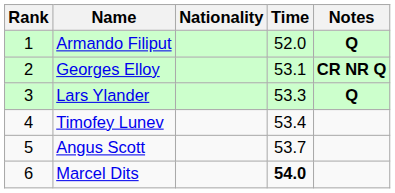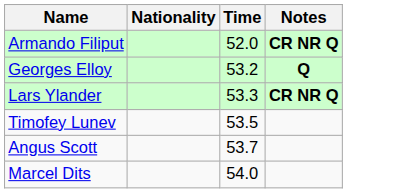- column: (28, 17)
(352, 43) Q -> (304, 43) CR NR Q
(290, 69) 53.1 -> (242, 69) 53.2
(352, 69) CR NR Q -> (304, 69) Q
(352, 95) Q -> (304, 95) CR NR Q
(290, 122) 53.4 -> (242, 122) 53.5
(290, 174) bold -> (242, 174) normal
